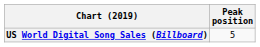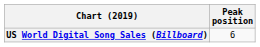(233, 35) 5 -> (233, 35) 6
